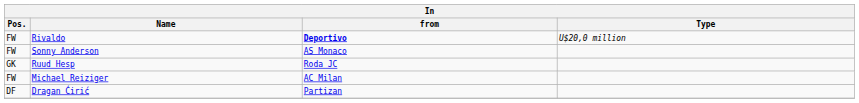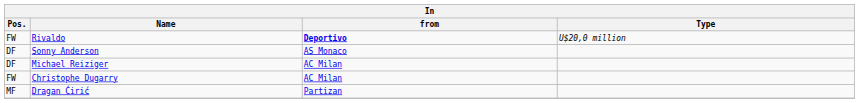(11, 51) FW -> (11, 51) DF
- row: (53, 64)
(11, 78) FW -> (11, 64) DF
+ row: (75, 78)
(11, 91) DF -> (11, 91) MF
